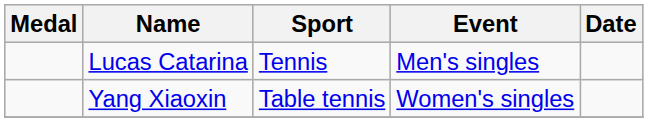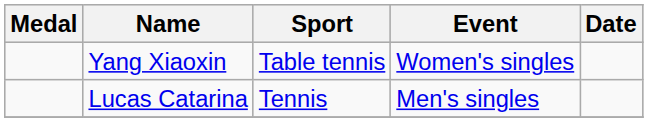rows swapped: (157, 99) <-> (168, 61)
